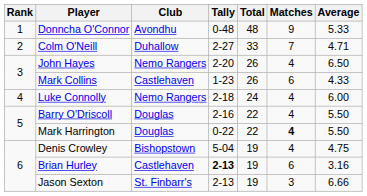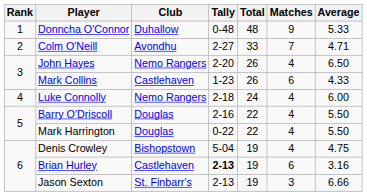(155, 30) Avondhu -> (156, 30) Duhallow
(156, 47) Duhallow -> (155, 47) Avondhu
(291, 132) bold -> (291, 132) normal
